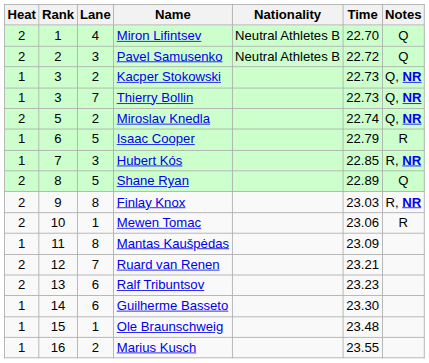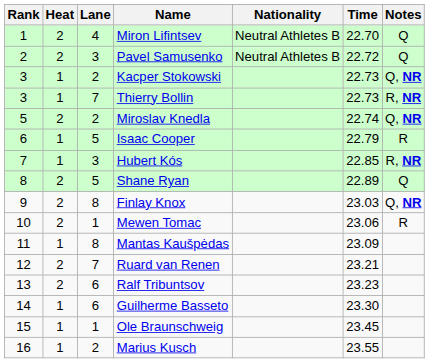columns swapped: (58, 14) <-> (22, 14)
(403, 98) Q, NR -> (403, 98) R, NR
(403, 202) R, NR -> (403, 202) Q, NR
(363, 327) 23.48 -> (363, 327) 23.45
